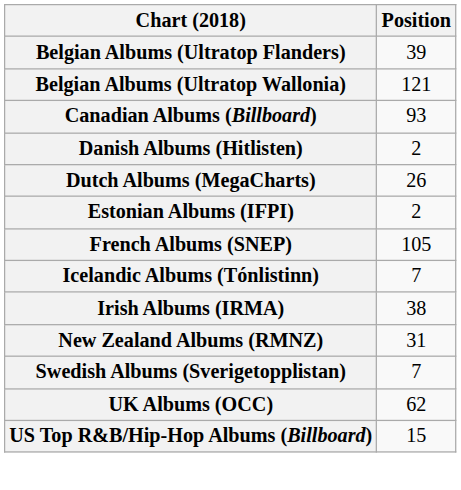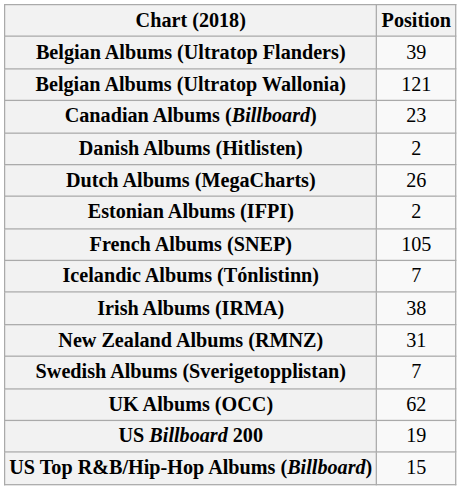(416, 116) 93 -> (416, 116) 23
+ row: (191, 436)
